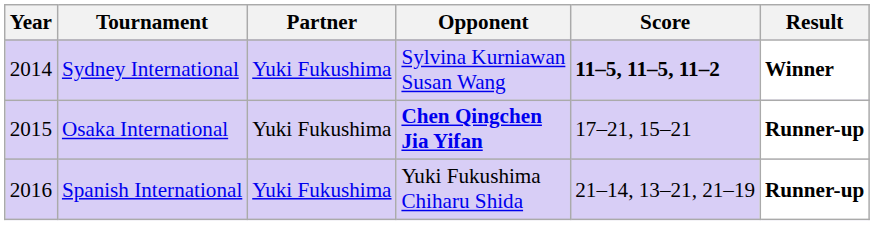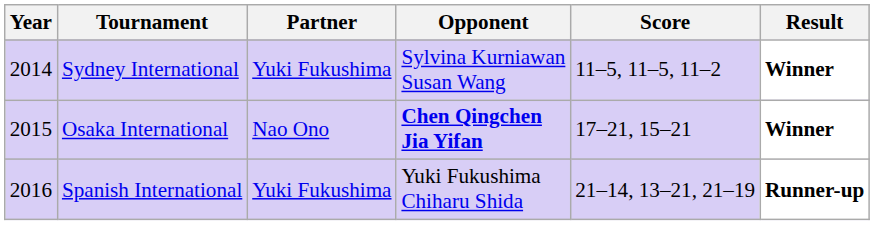(648, 69) bold -> (648, 69) normal
(322, 129) Yuki Fukushima -> (291, 129) Nao Ono
(815, 129) Runner-up -> (800, 129) Winner
